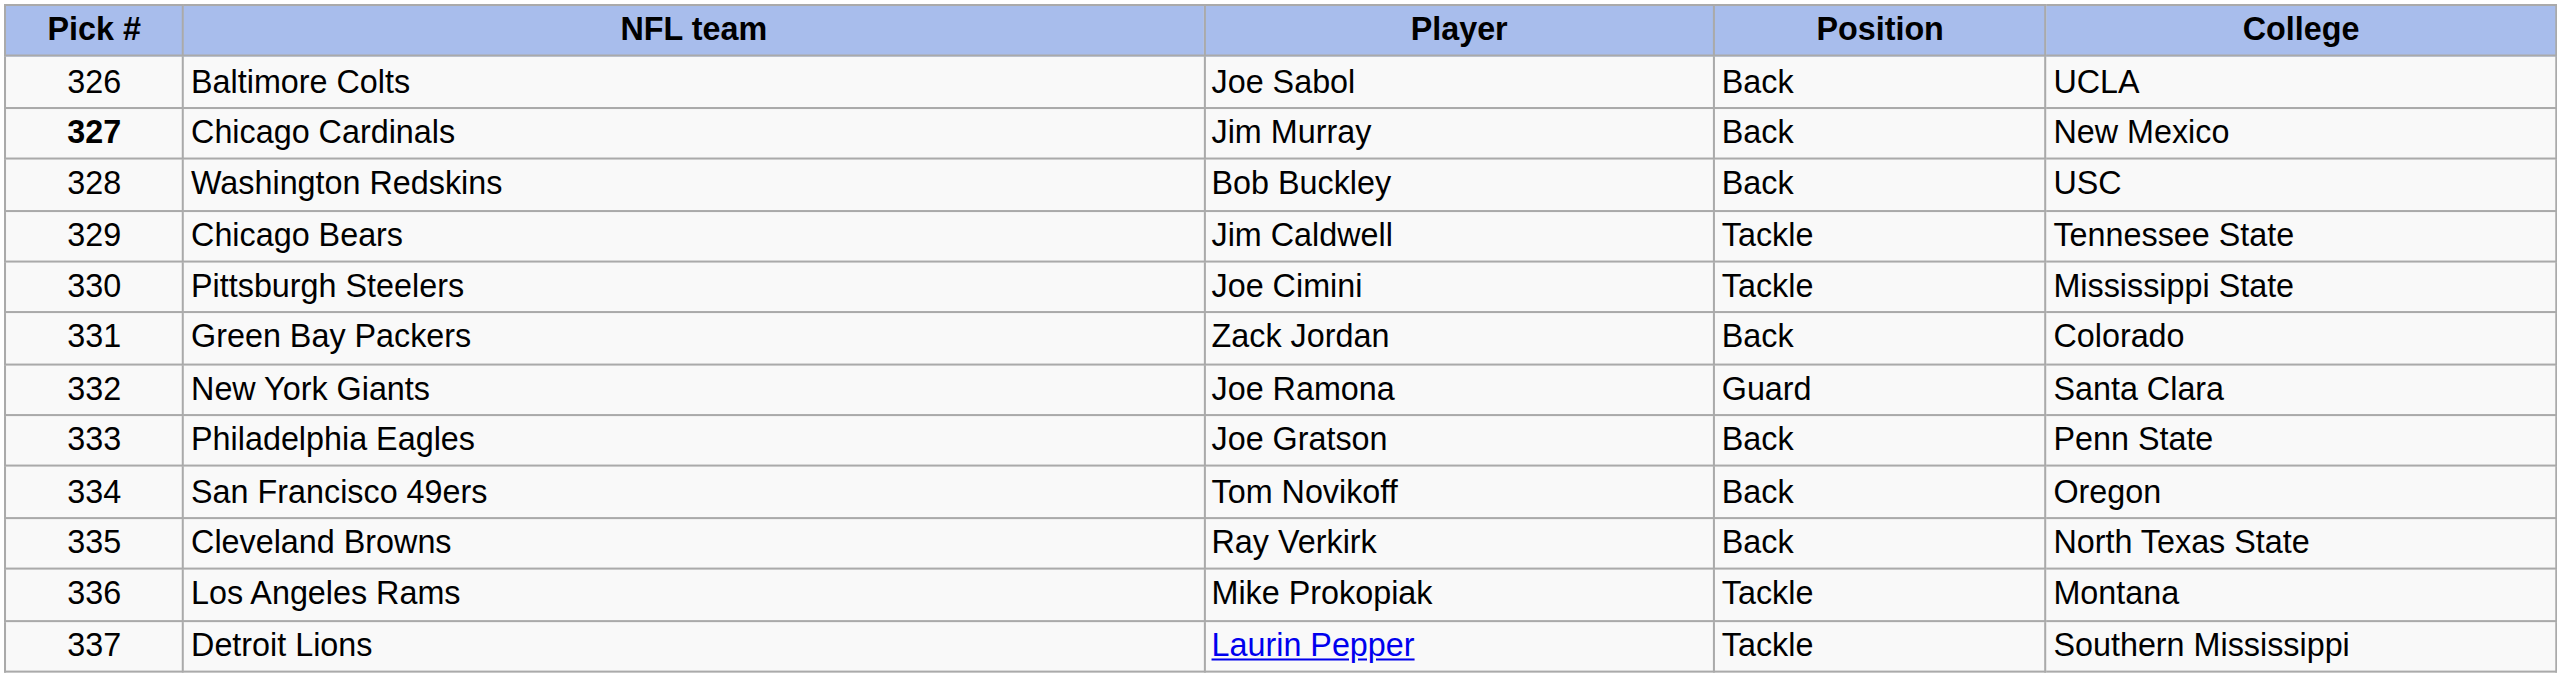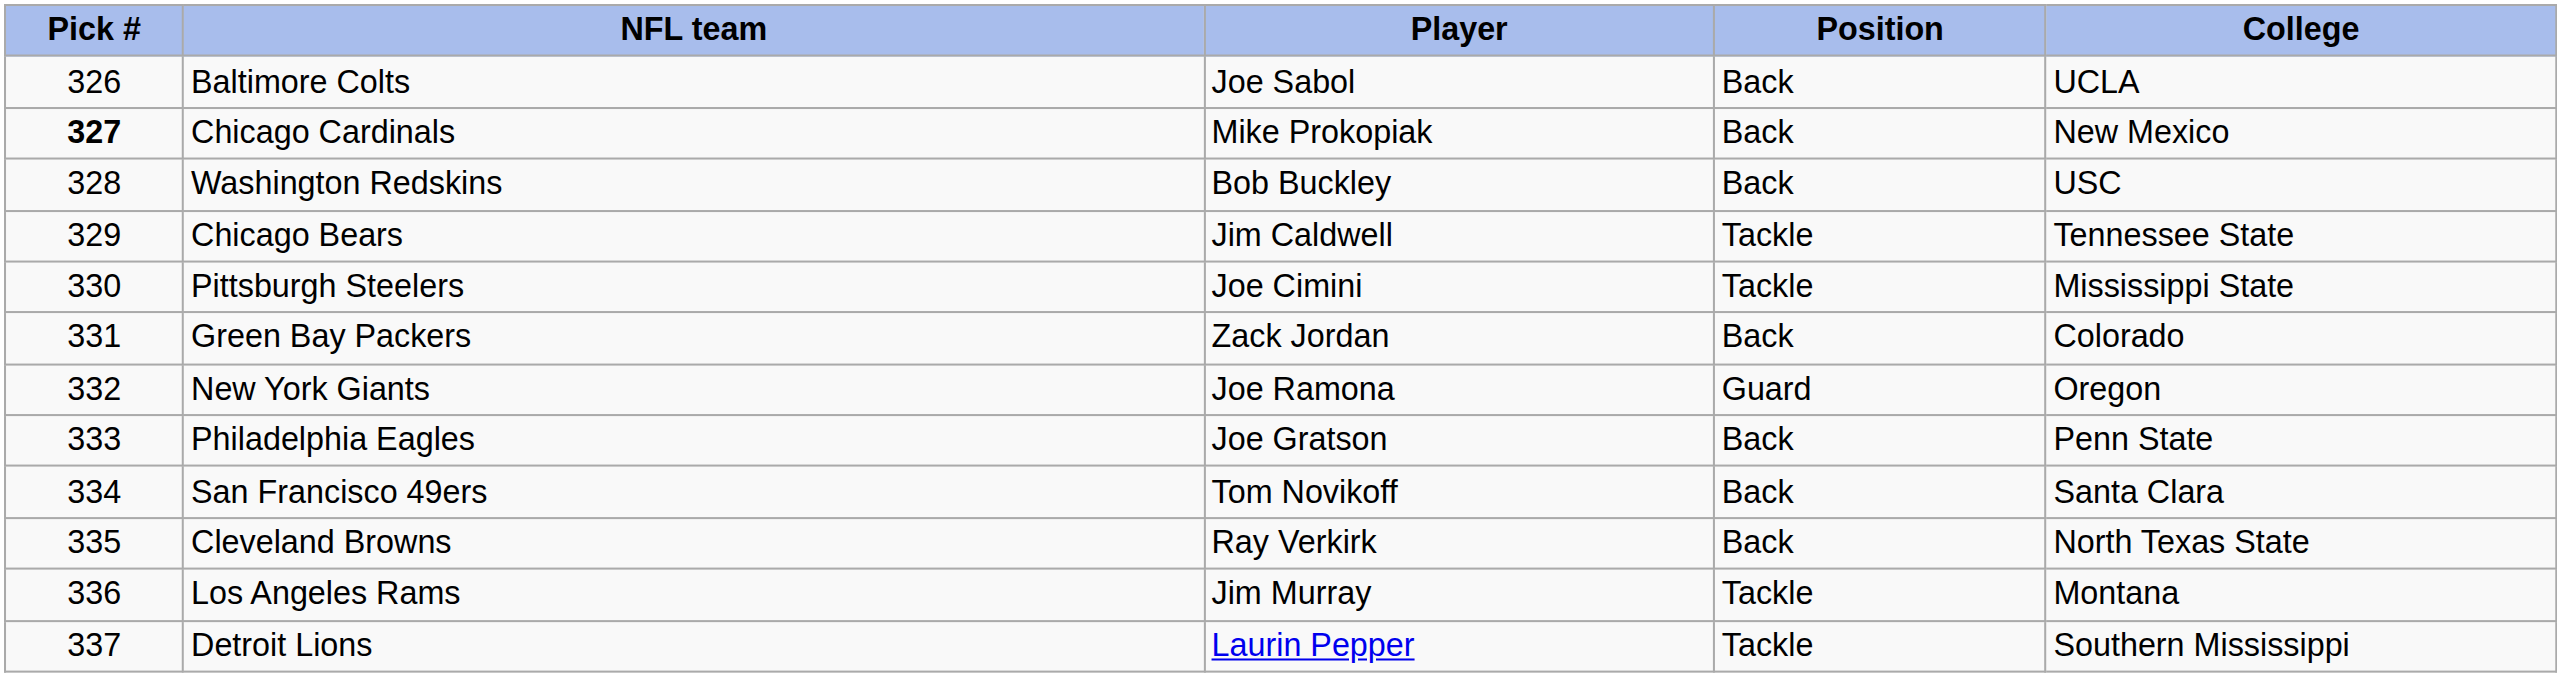(1291, 132) Jim Murray -> (1322, 132) Mike Prokopiak
(2139, 388) Santa Clara -> (2107, 388) Oregon
(2107, 491) Oregon -> (2139, 491) Santa Clara
(1322, 593) Mike Prokopiak -> (1291, 593) Jim Murray
